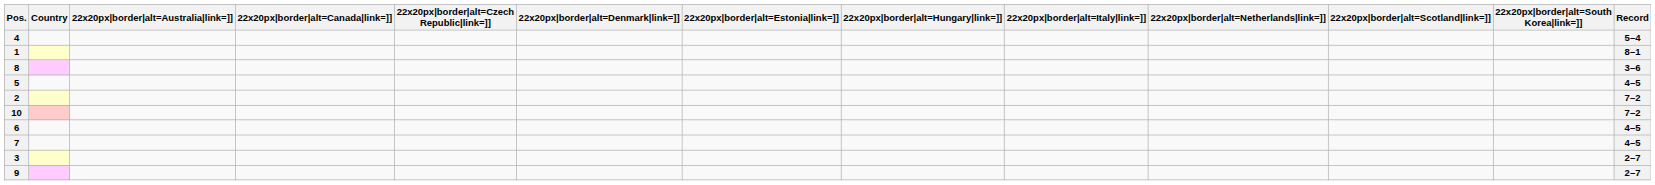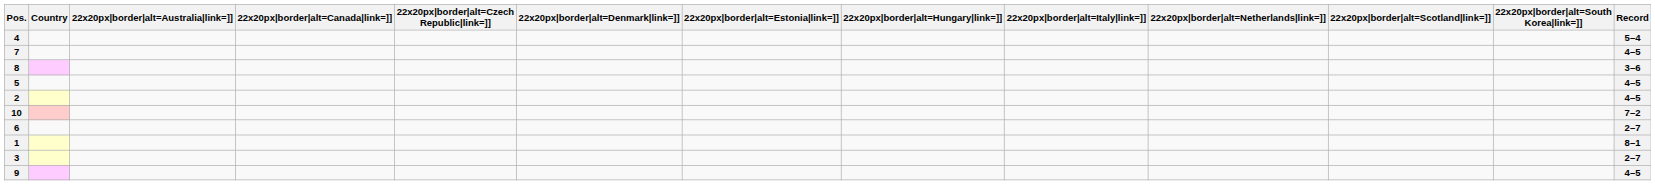rows swapped: (17, 53) <-> (17, 143)
(1633, 98) 7–2 -> (1633, 98) 4–5
(1633, 128) 4–5 -> (1633, 128) 2–7
(1633, 173) 2–7 -> (1633, 173) 4–5
